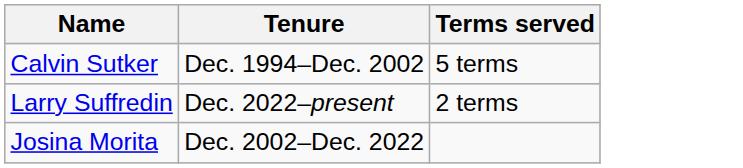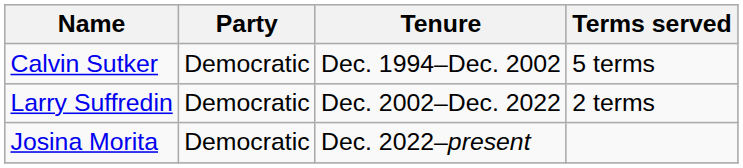+ column: (247, 24)
(289, 102) Dec. 2022–present -> (441, 102) Dec. 2002–Dec. 2022
(304, 142) Dec. 2002–Dec. 2022 -> (426, 142) Dec. 2022–present
